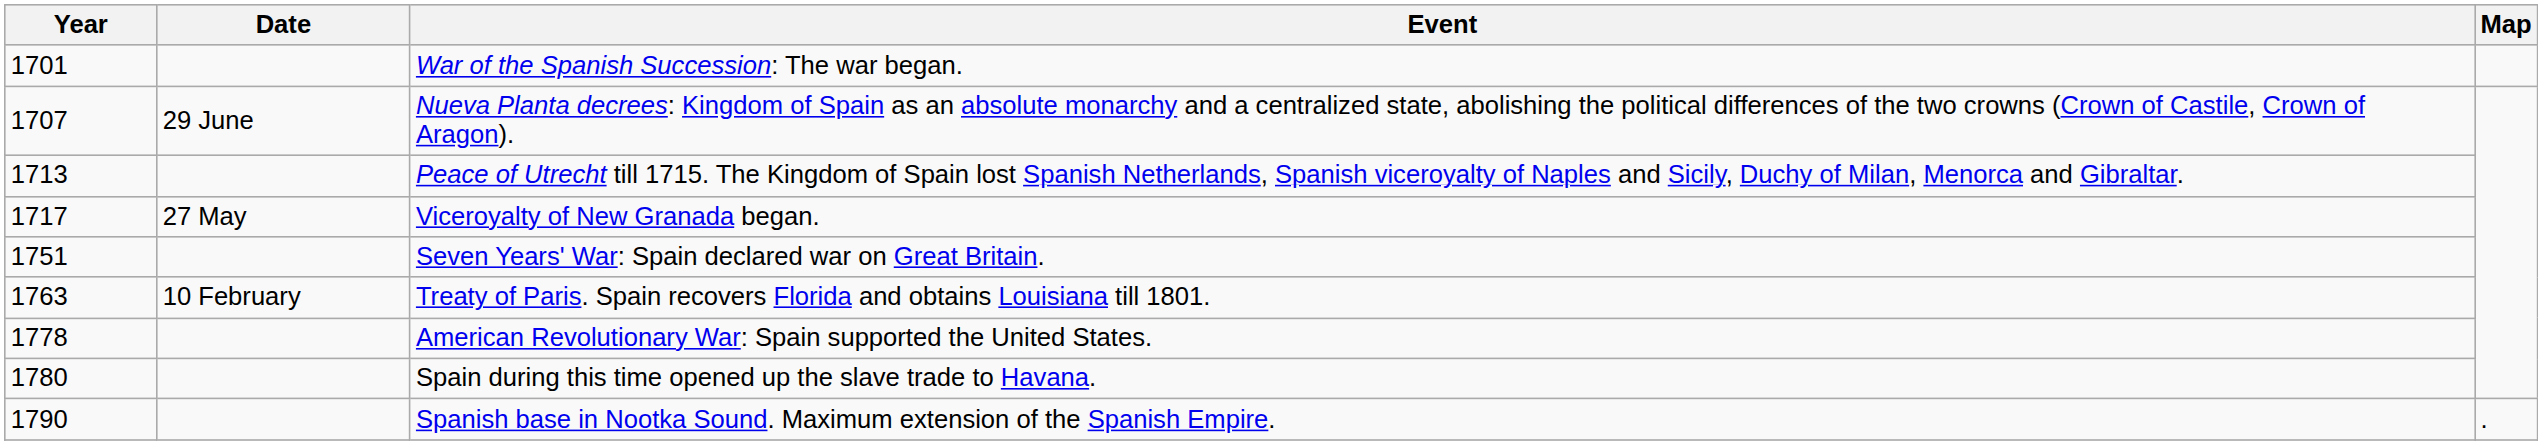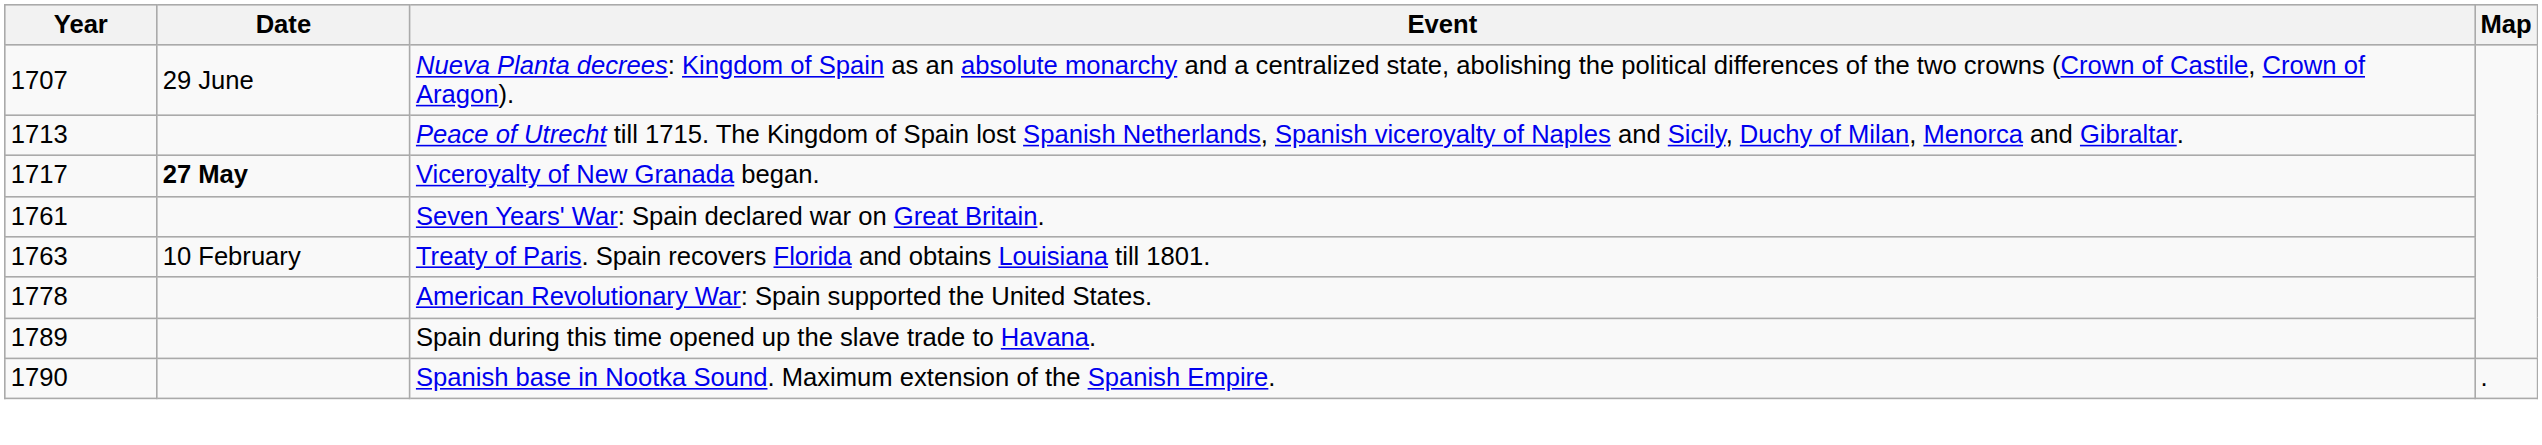- row: (689, 65)
(205, 216) normal -> (205, 175) bold
(39, 256) 1751 -> (39, 216) 1761
(39, 378) 1780 -> (39, 337) 1789
